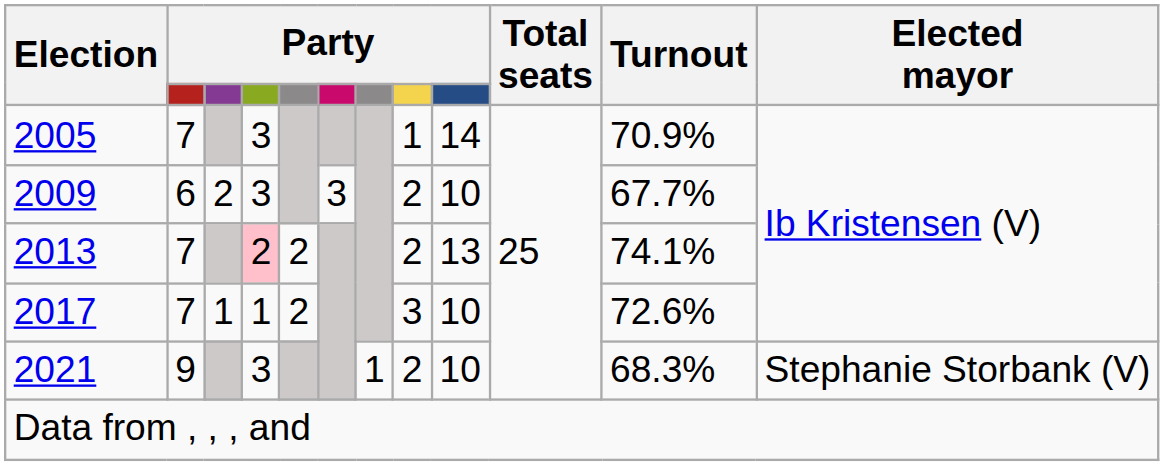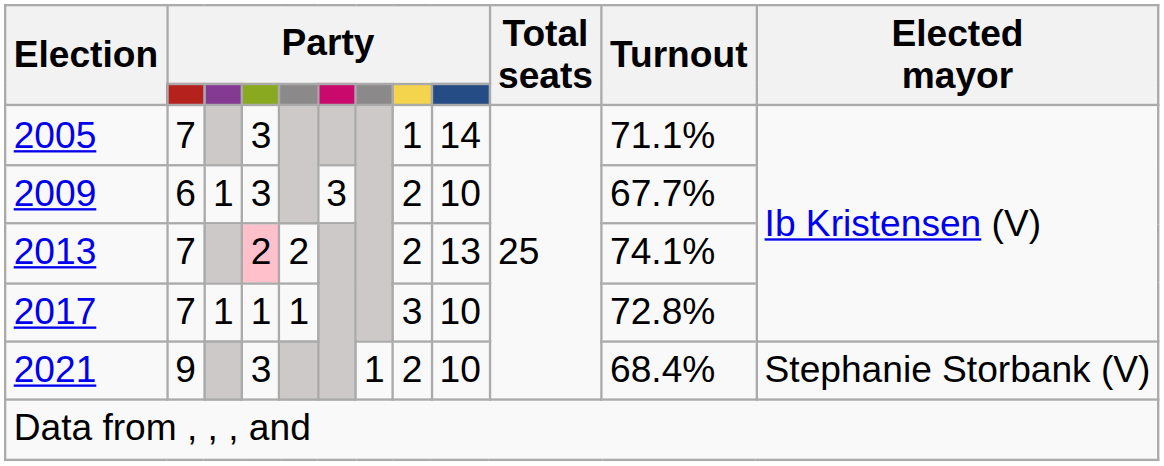(663, 134) 70.9% -> (663, 134) 71.1%
(223, 193) 2 -> (223, 193) 1
(299, 311) 2 -> (299, 311) 1
(663, 311) 72.6% -> (663, 311) 72.8%
(663, 370) 68.3% -> (663, 370) 68.4%
